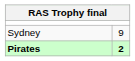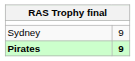(121, 48) 2 -> (121, 48) 9
